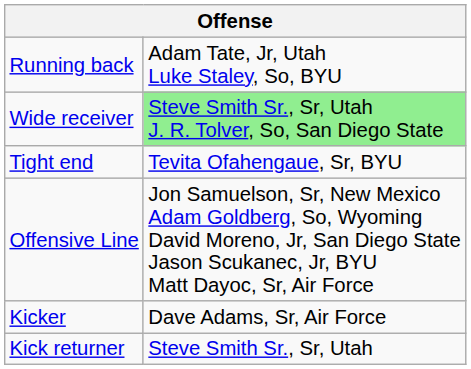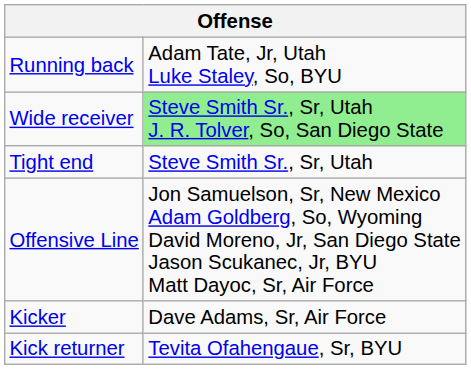(275, 162) Tevita Ofahengaue, Sr, BYU -> (261, 162) Steve Smith Sr., Sr, Utah
(261, 349) Steve Smith Sr., Sr, Utah -> (275, 349) Tevita Ofahengaue, Sr, BYU
